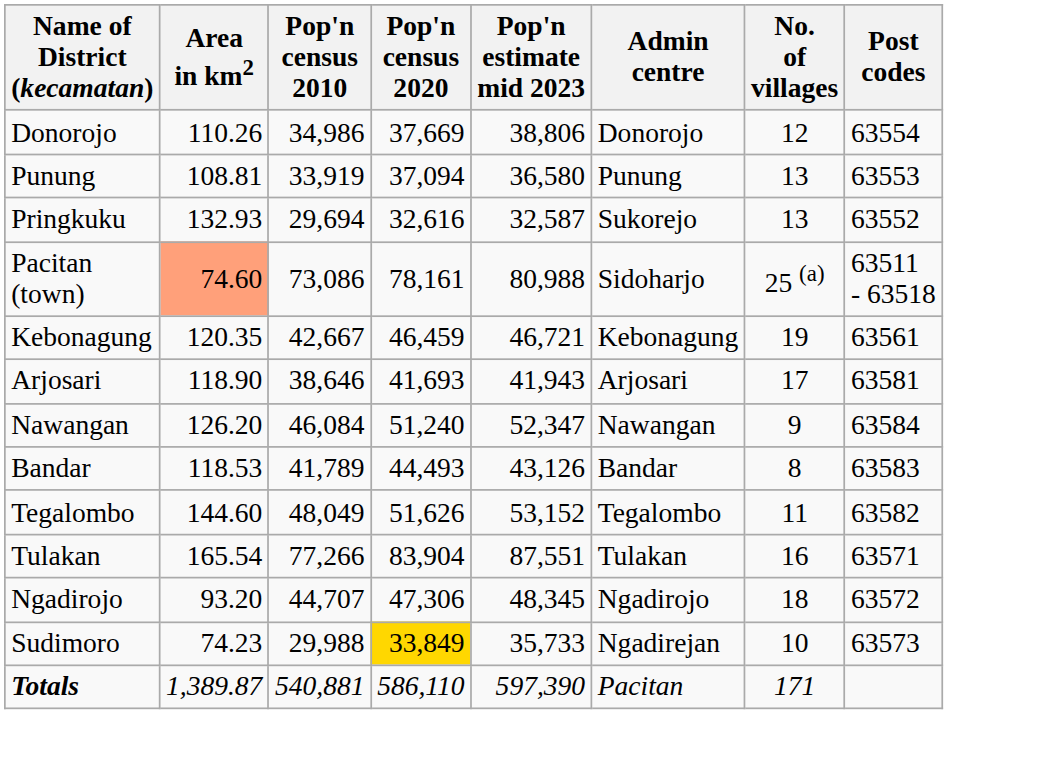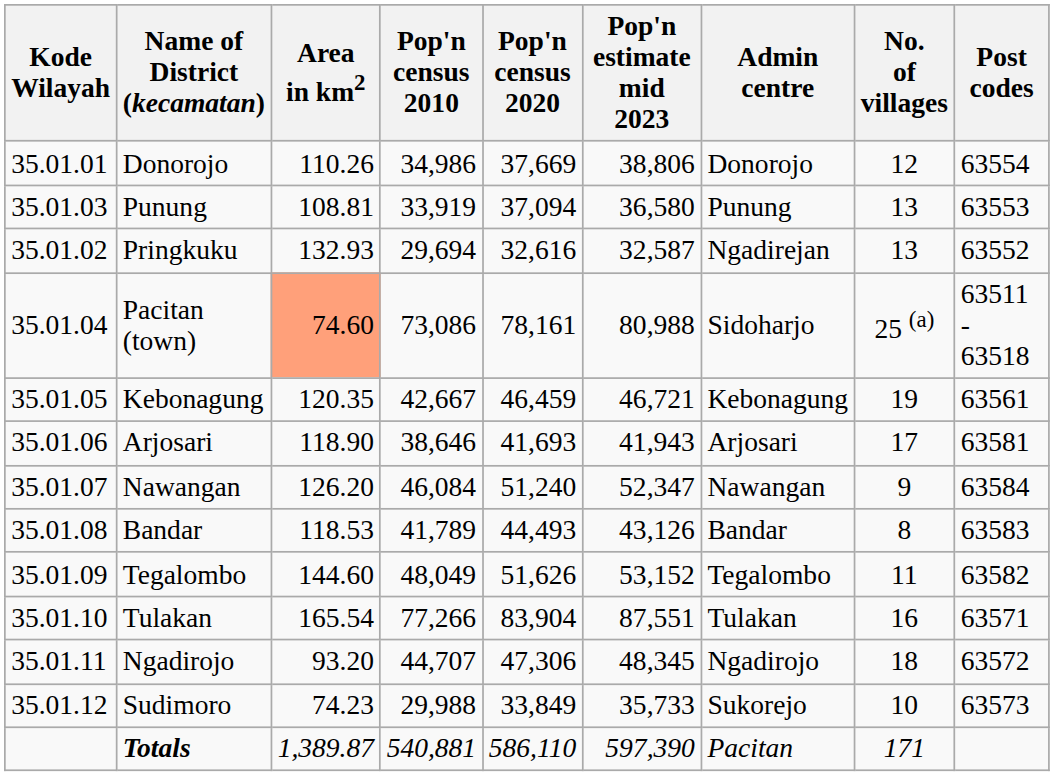+ column: (61, 72)
(647, 219) Sukorejo -> (769, 250) Ngadirejan
(427, 642) gold background -> (538, 704) no background
(659, 642) Ngadirejan -> (757, 704) Sukorejo
